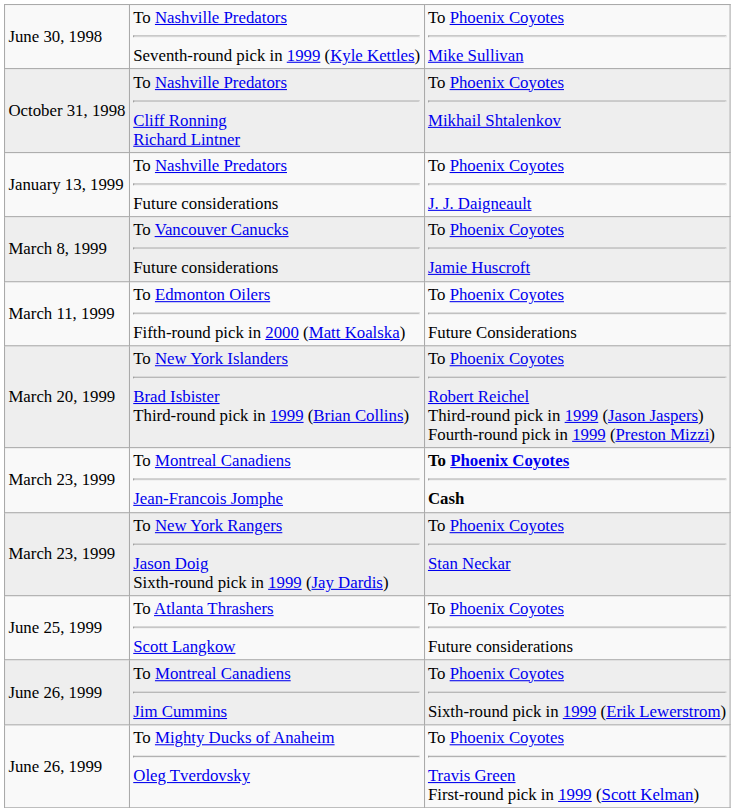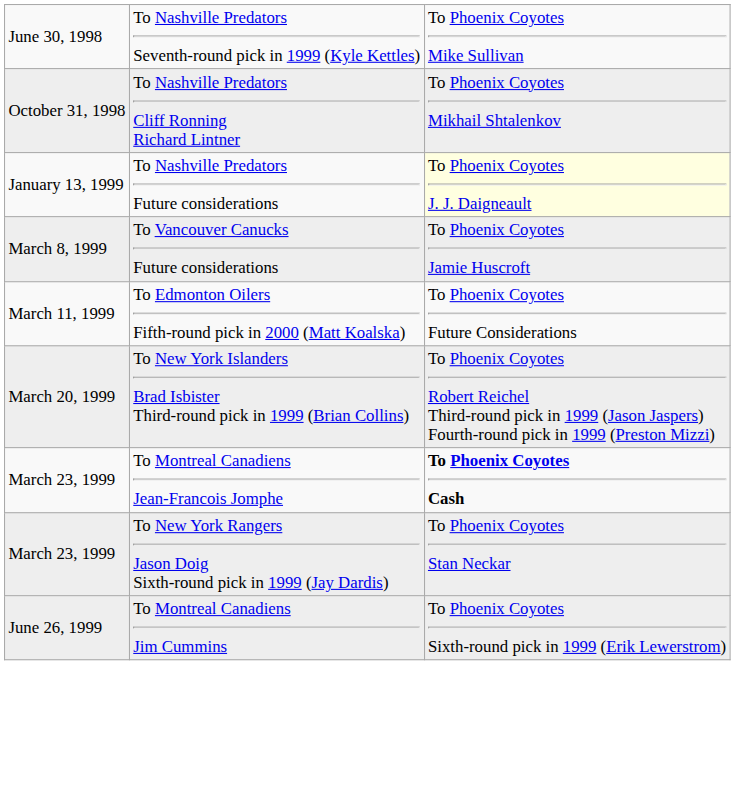(577, 184) no background -> (577, 184) lightyellow background
- row: (277, 627)
- row: (277, 756)
